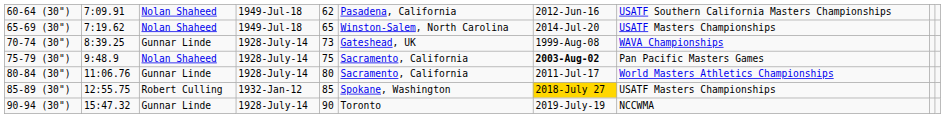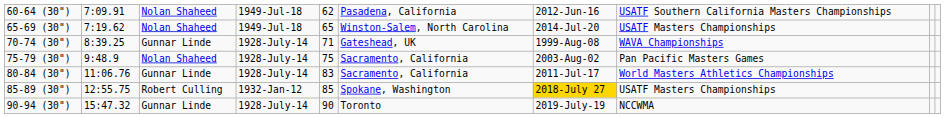(328, 44) 73 -> (328, 44) 71
(567, 59) bold -> (567, 59) normal
(328, 75) 80 -> (328, 75) 83
